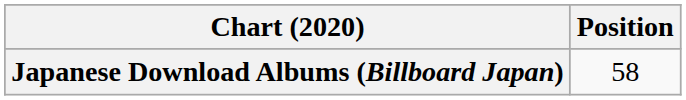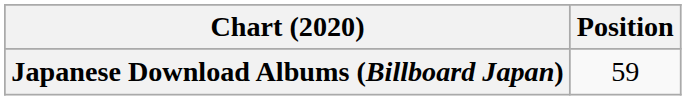(625, 71) 58 -> (625, 71) 59
